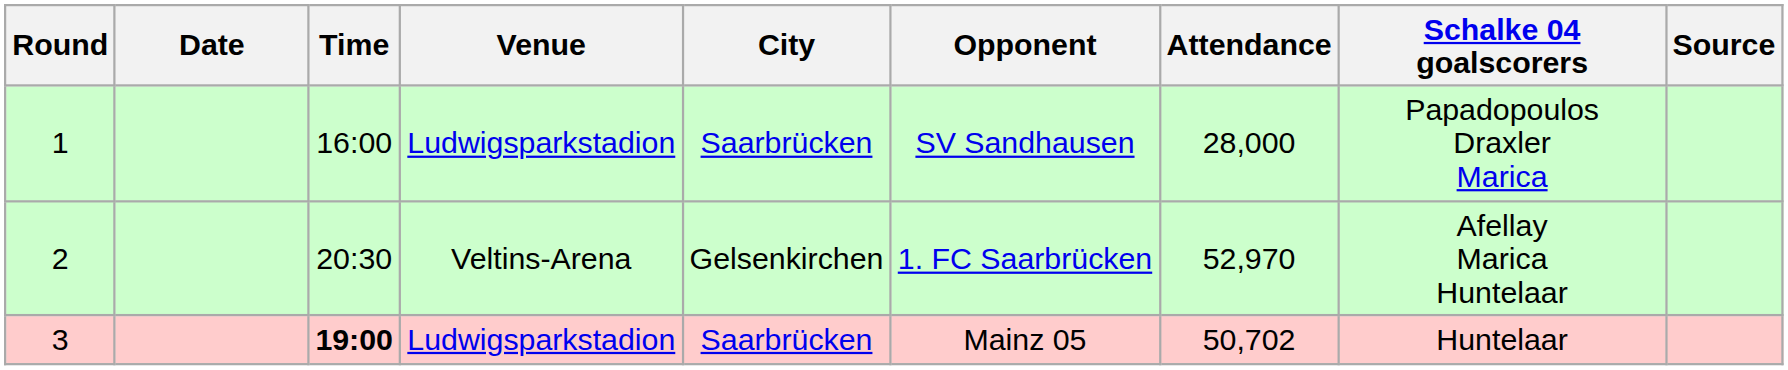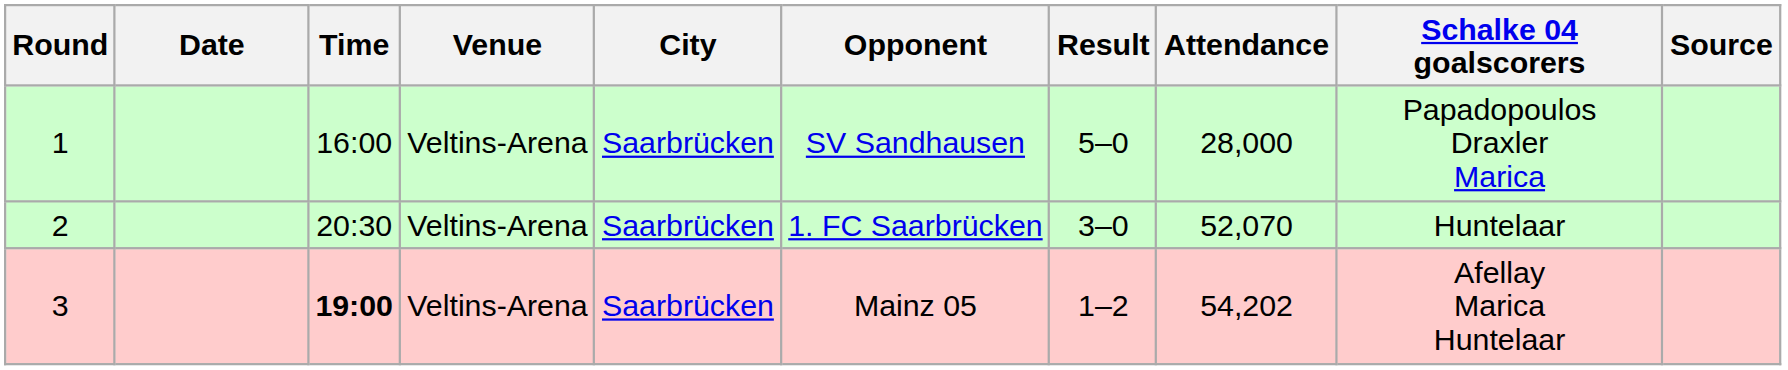+ column: (1103, 45)
(541, 143) Ludwigsparkstadion -> (497, 143) Veltins-Arena
(787, 258) Gelsenkirchen -> (688, 225) Saarbrücken
(1249, 258) 52,970 -> (1247, 225) 52,070
(1502, 258) Afellay Marica Huntelaar -> (1500, 225) Huntelaar
(541, 339) Ludwigsparkstadion -> (497, 306) Veltins-Arena
(1249, 339) 50,702 -> (1247, 306) 54,202
(1502, 339) Huntelaar -> (1500, 306) Afellay Marica Huntelaar
